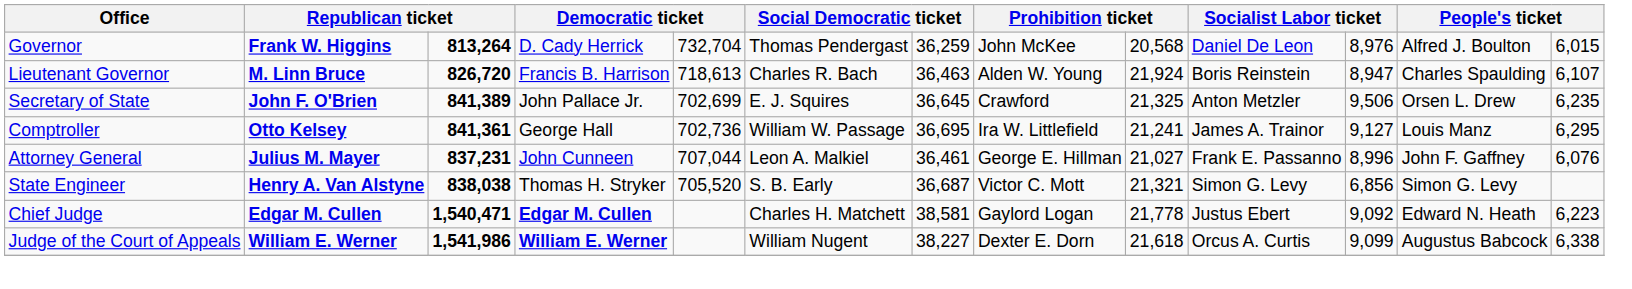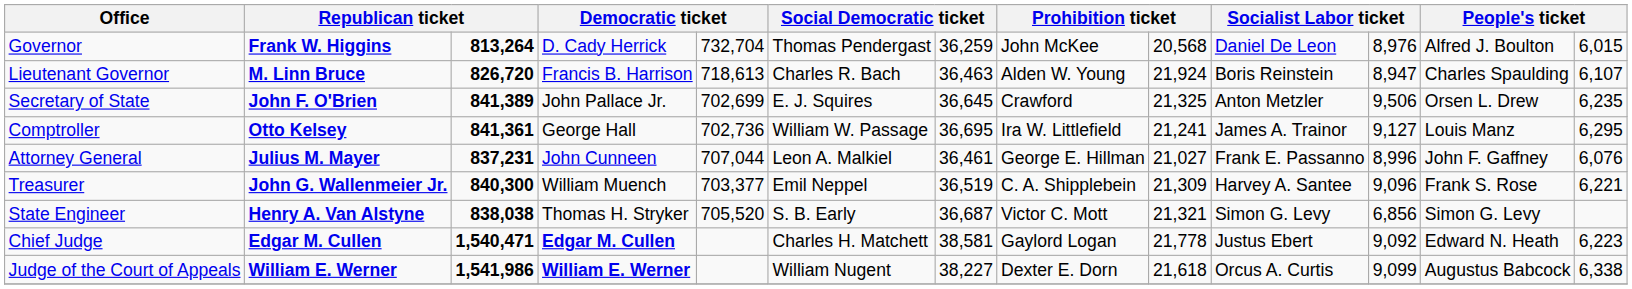+ row: (46, 185)
